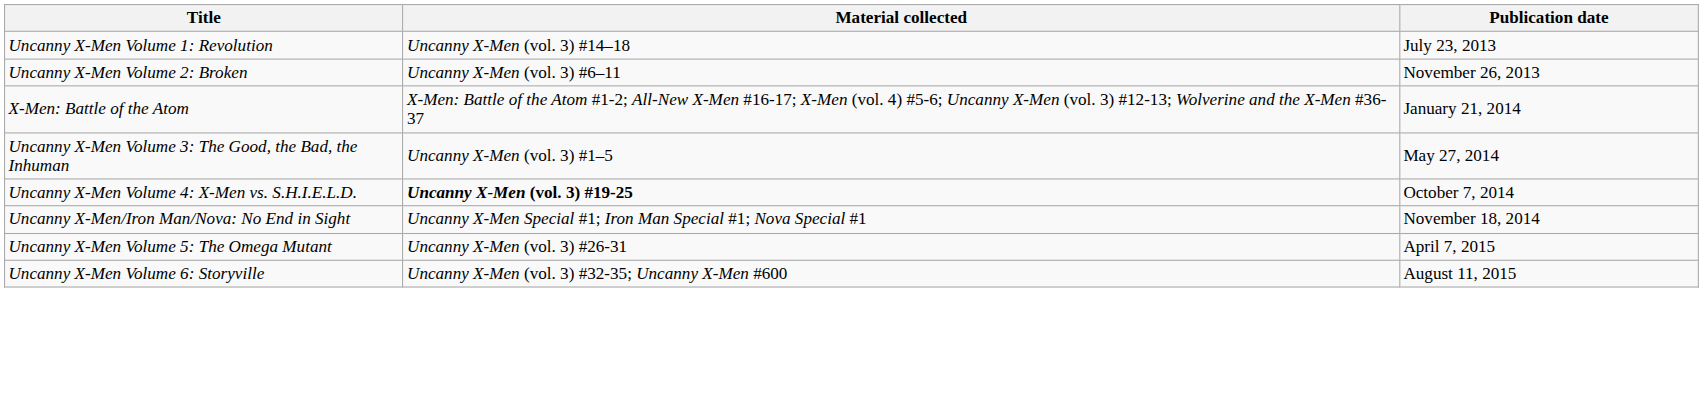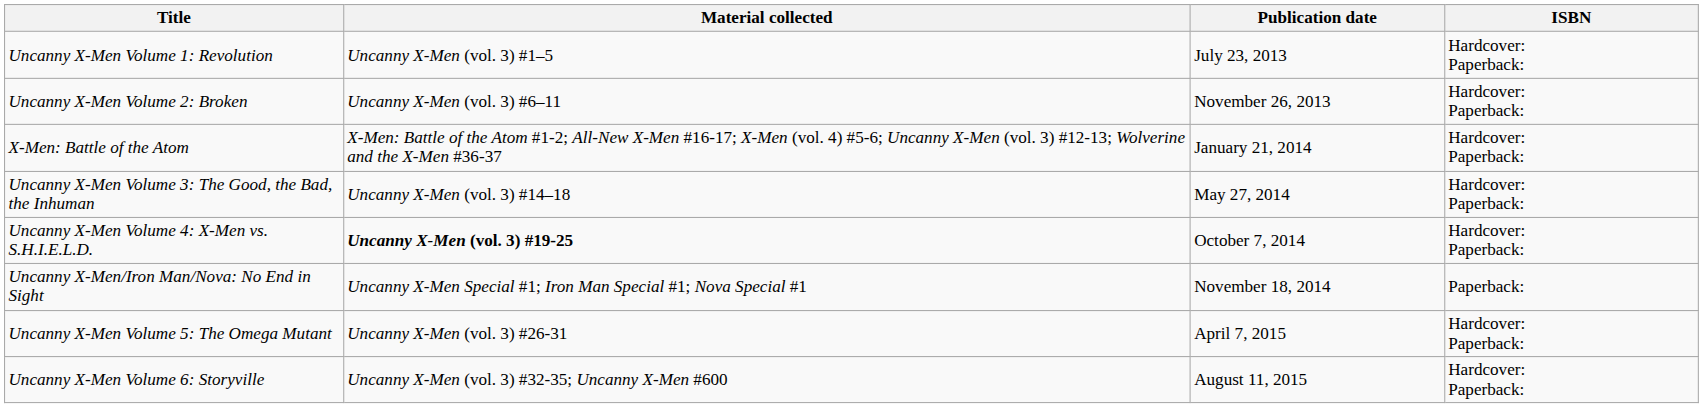+ column: (1571, 18)
(519, 45) Uncanny X-Men (vol. 3) #14–18 -> (450, 54) Uncanny X-Men (vol. 3) #1–5
(510, 155) Uncanny X-Men (vol. 3) #1–5 -> (459, 194) Uncanny X-Men (vol. 3) #14–18
